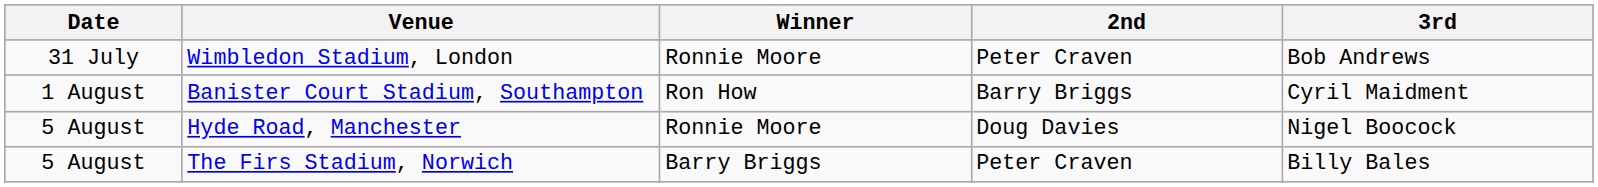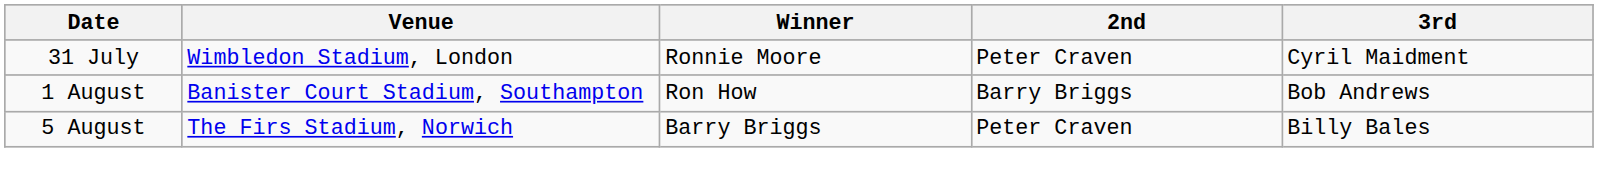(1359, 58) Bob Andrews -> (1378, 58) Cyril Maidment
(1378, 93) Cyril Maidment -> (1359, 93) Bob Andrews
- row: (324, 129)
